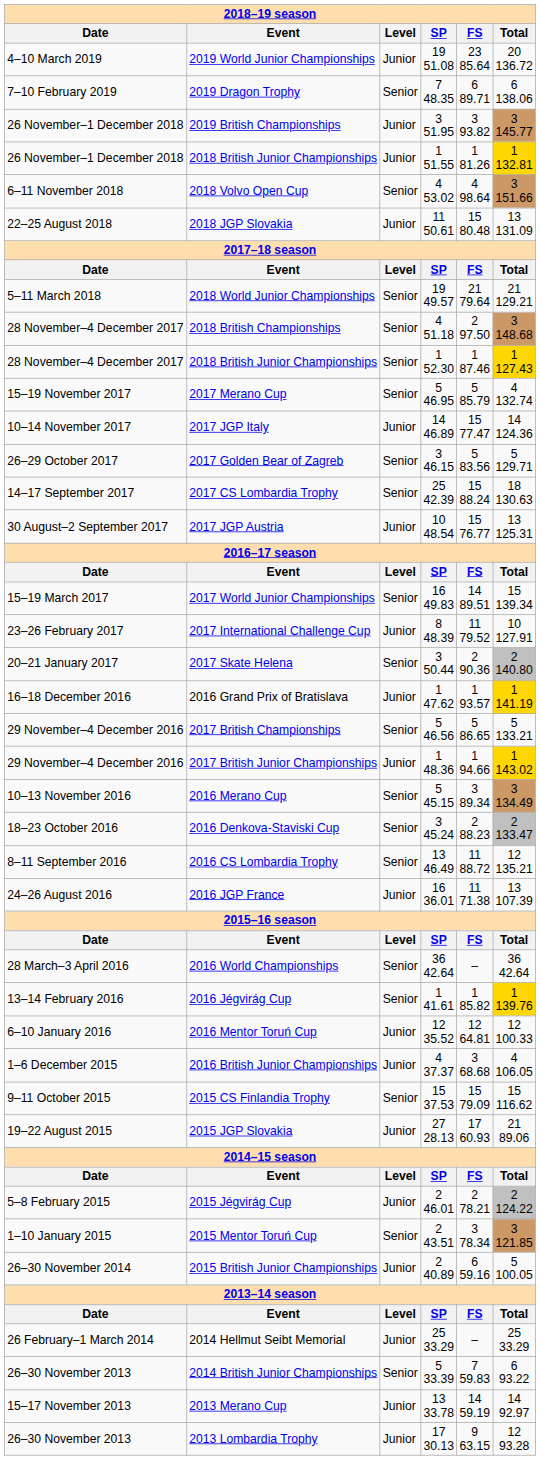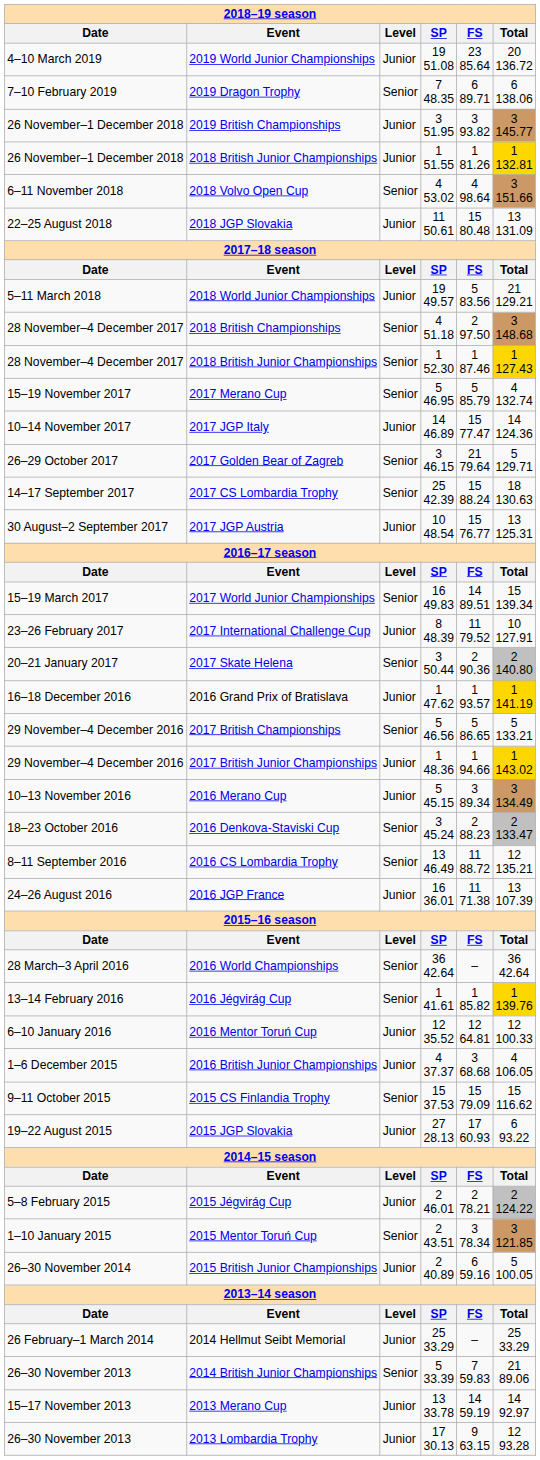(400, 295) Senior -> (399, 295) Junior
(475, 295) 21 79.64 -> (475, 295) 5 83.56
(475, 460) 5 83.56 -> (475, 460) 21 79.64
(400, 795) Senior -> (399, 795) Junior
(514, 1131) 21 89.06 -> (514, 1131) 6 93.22
(514, 1373) 6 93.22 -> (514, 1373) 21 89.06
